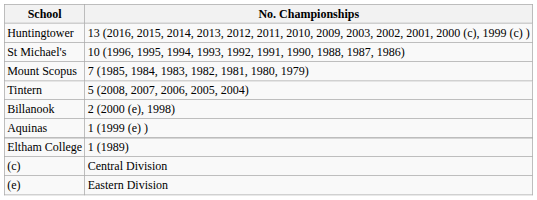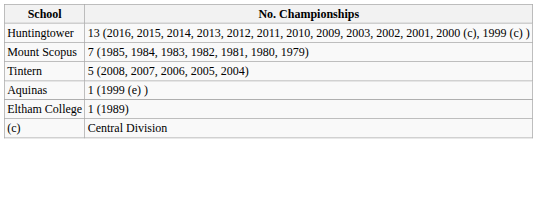- row: (37, 52)
- row: (31, 109)
- row: (14, 185)
